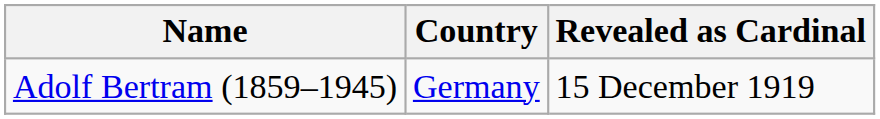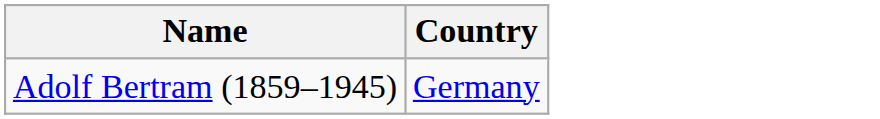- column: (711, 31)
